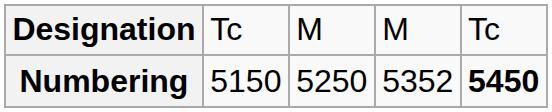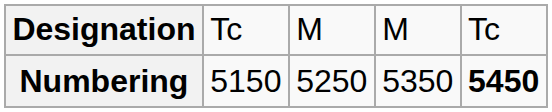(418, 80) 5352 -> (418, 80) 5350
